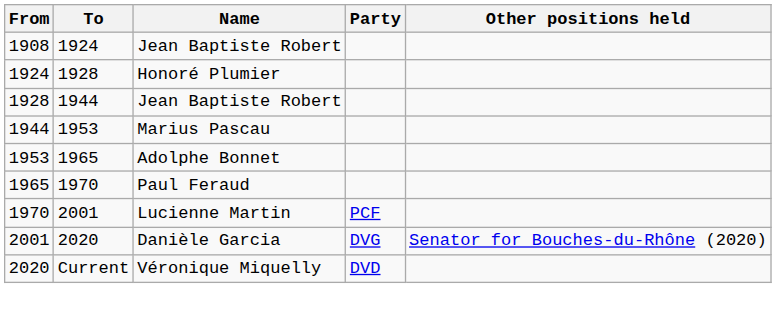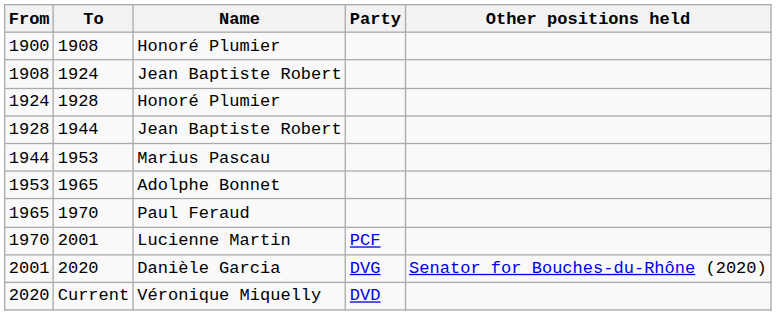+ row: (29, 46)
